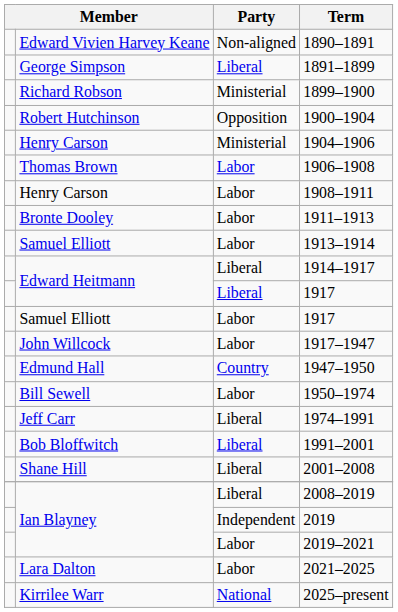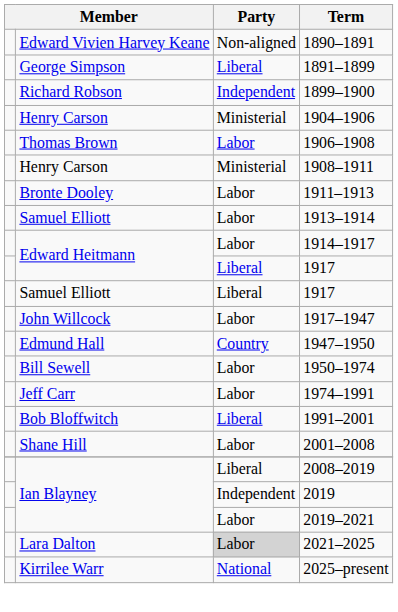(252, 92) Ministerial -> (256, 92) Independent
- row: (79, 117)
(236, 192) Labor -> (252, 167) Ministerial
(240, 268) Liberal -> (236, 243) Labor
(236, 318) Labor -> (240, 293) Liberal
(240, 419) Liberal -> (236, 393) Labor
(240, 469) Liberal -> (236, 444) Labor
(236, 569) no background -> (236, 544) lightgrey background
